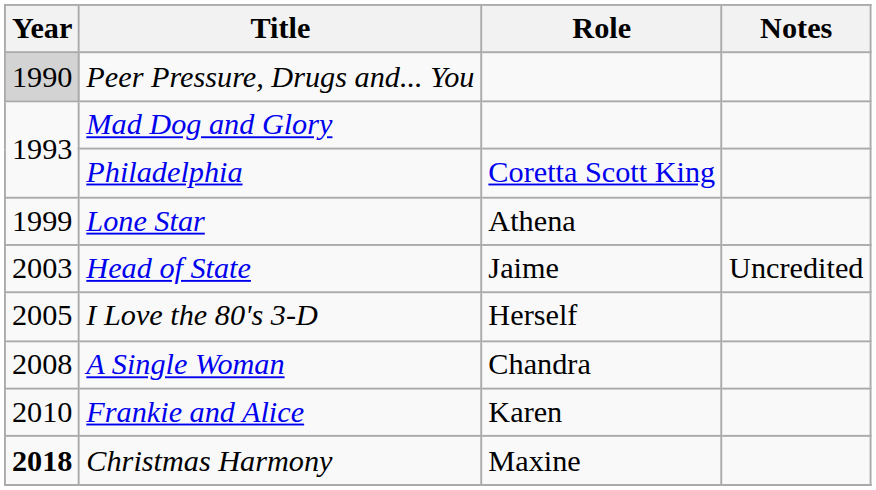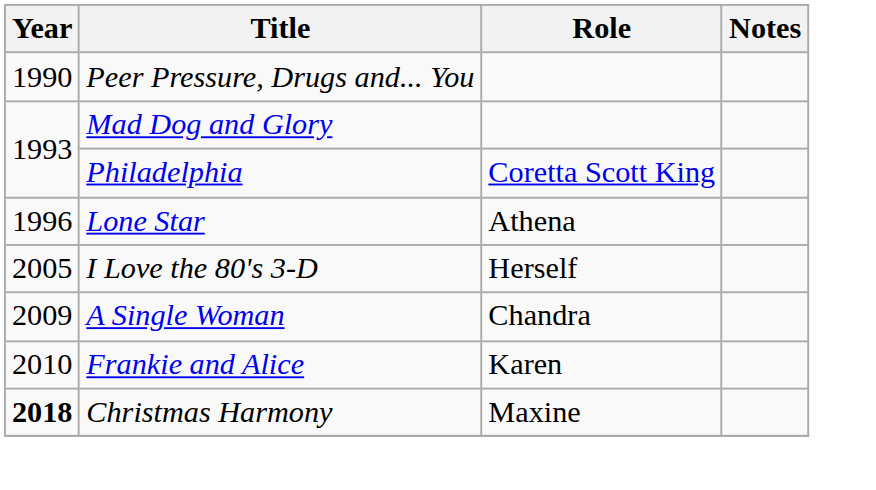(42, 76) lightgrey background -> (42, 76) no background
(42, 220) 1999 -> (42, 220) 1996
- row: (169, 268)
(42, 364) 2008 -> (42, 316) 2009
